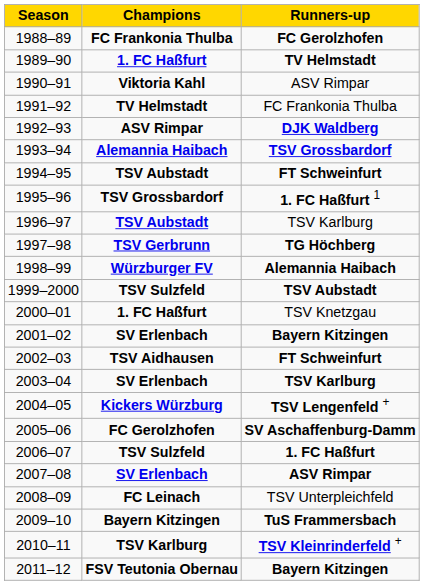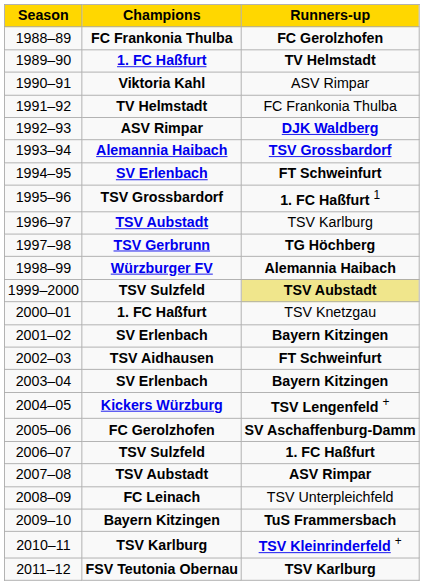(162, 173) TSV Aubstadt -> (162, 173) SV Erlenbach
(330, 290) no background -> (330, 290) khaki background
(330, 380) TSV Karlburg -> (330, 380) Bayern Kitzingen
(162, 475) SV Erlenbach -> (162, 475) TSV Aubstadt
(330, 569) Bayern Kitzingen -> (330, 569) TSV Karlburg
